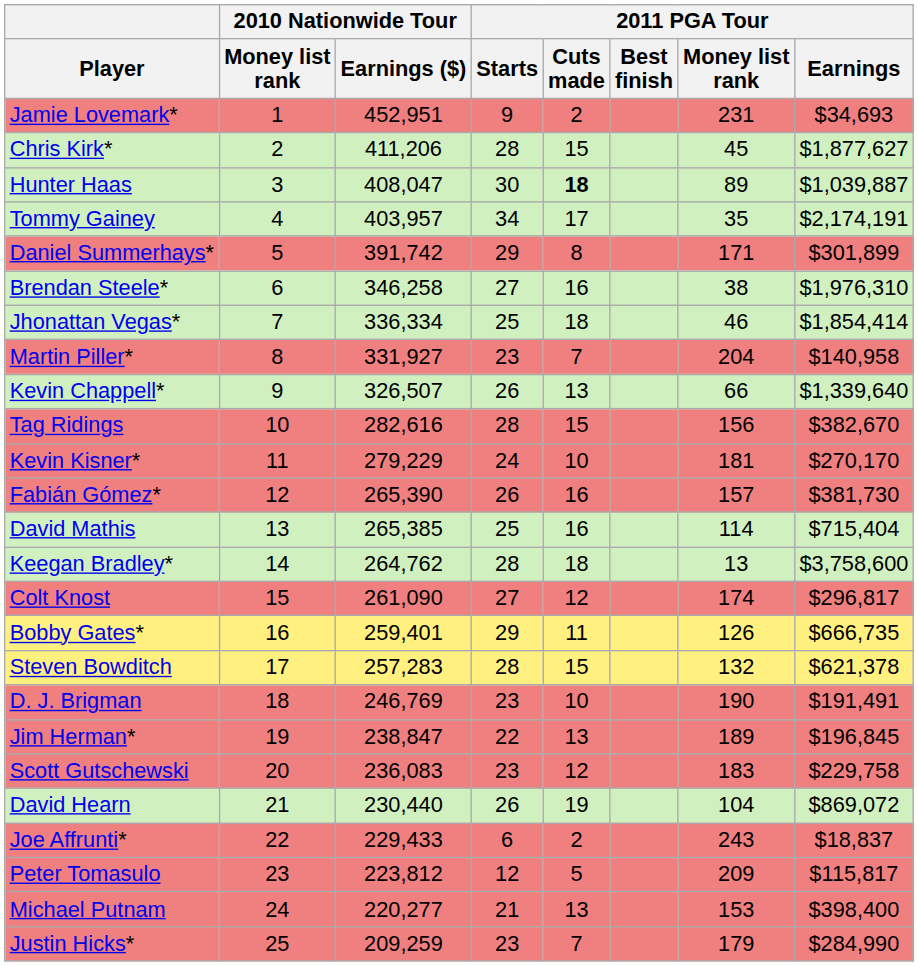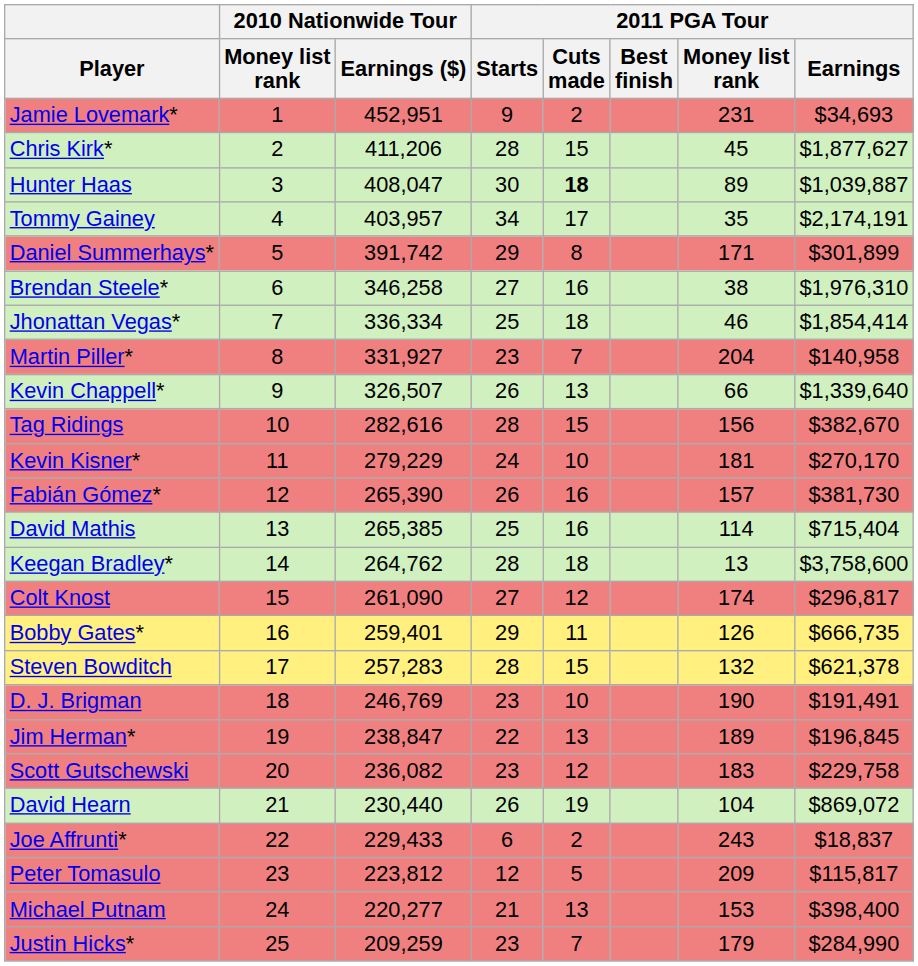(403, 770) 236,083 -> (403, 770) 236,082
